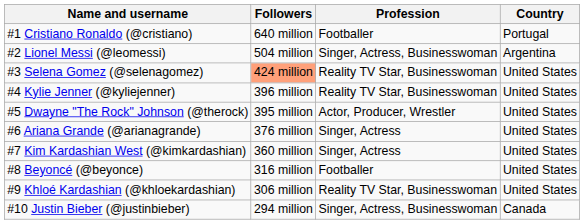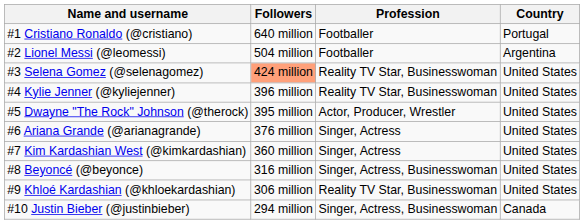(408, 53) Singer, Actress, Businesswoman -> (346, 53) Footballer
(346, 170) Footballer -> (408, 170) Singer, Actress, Businesswoman
